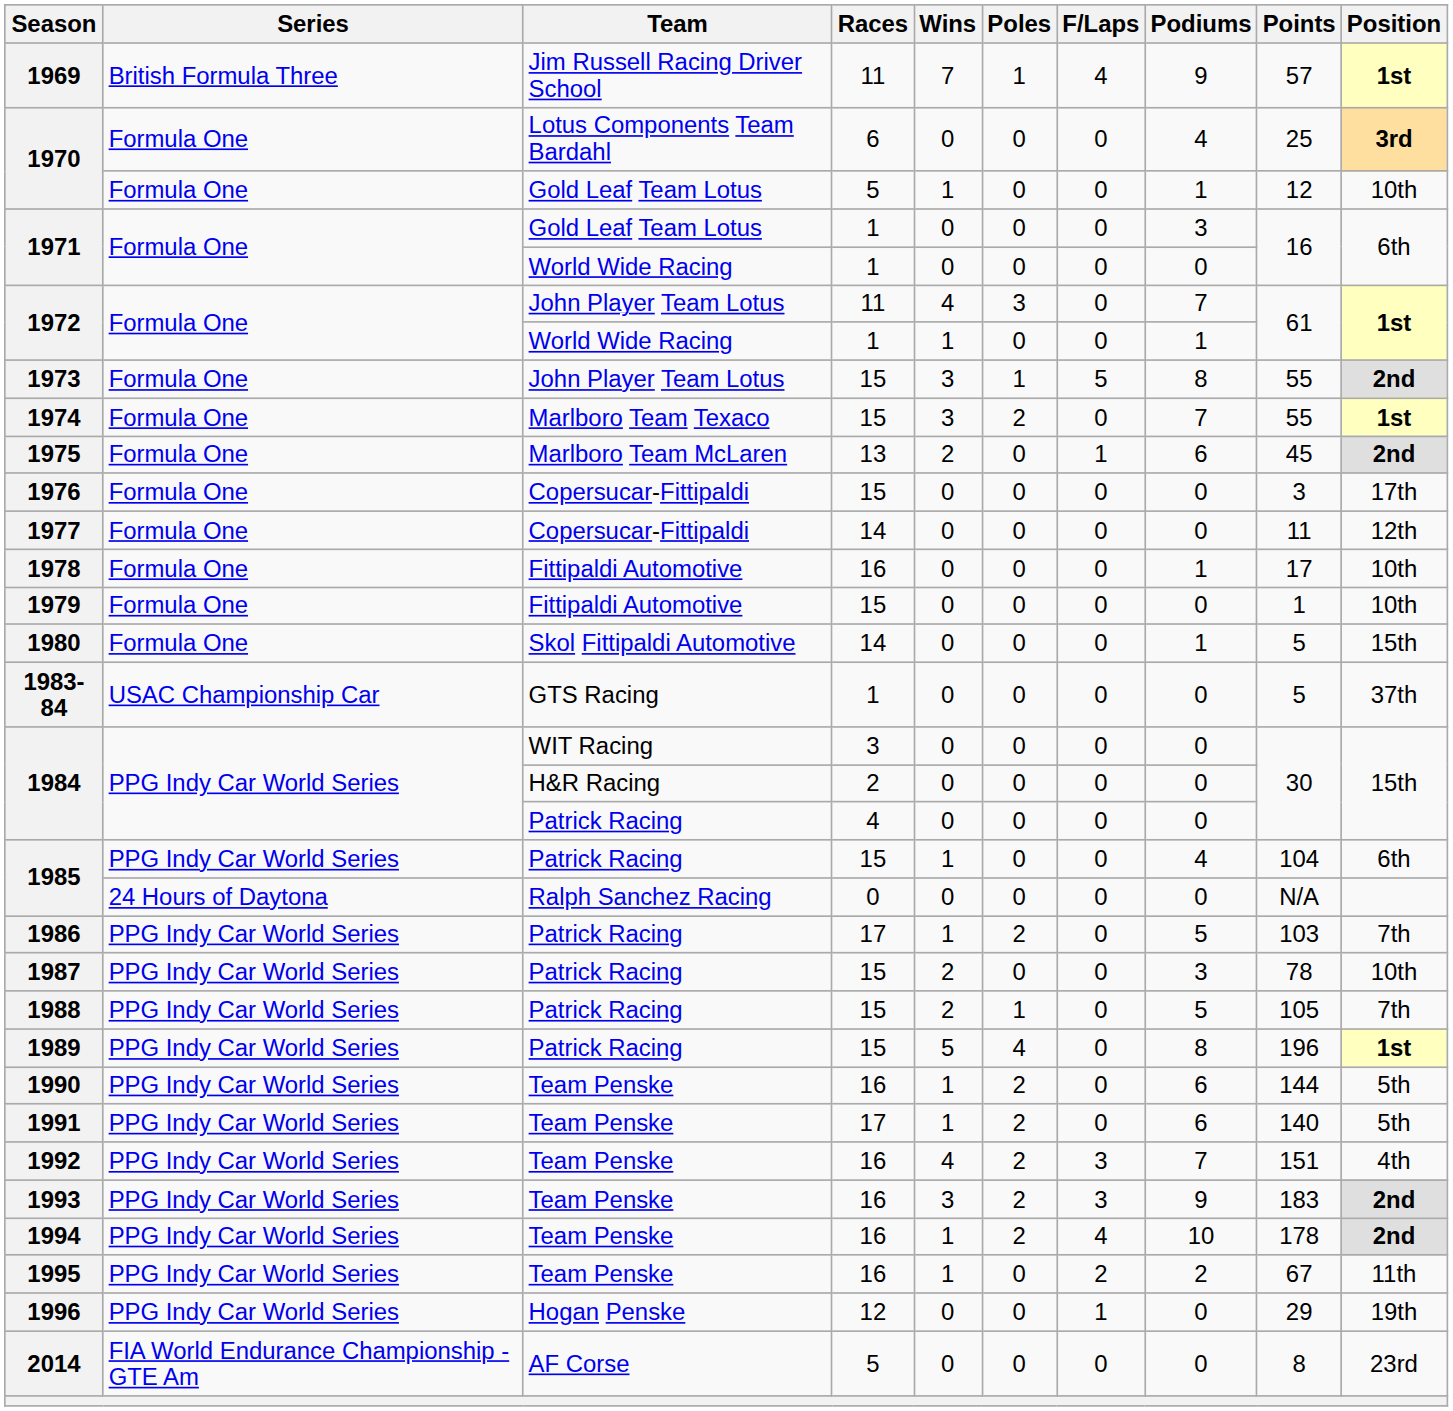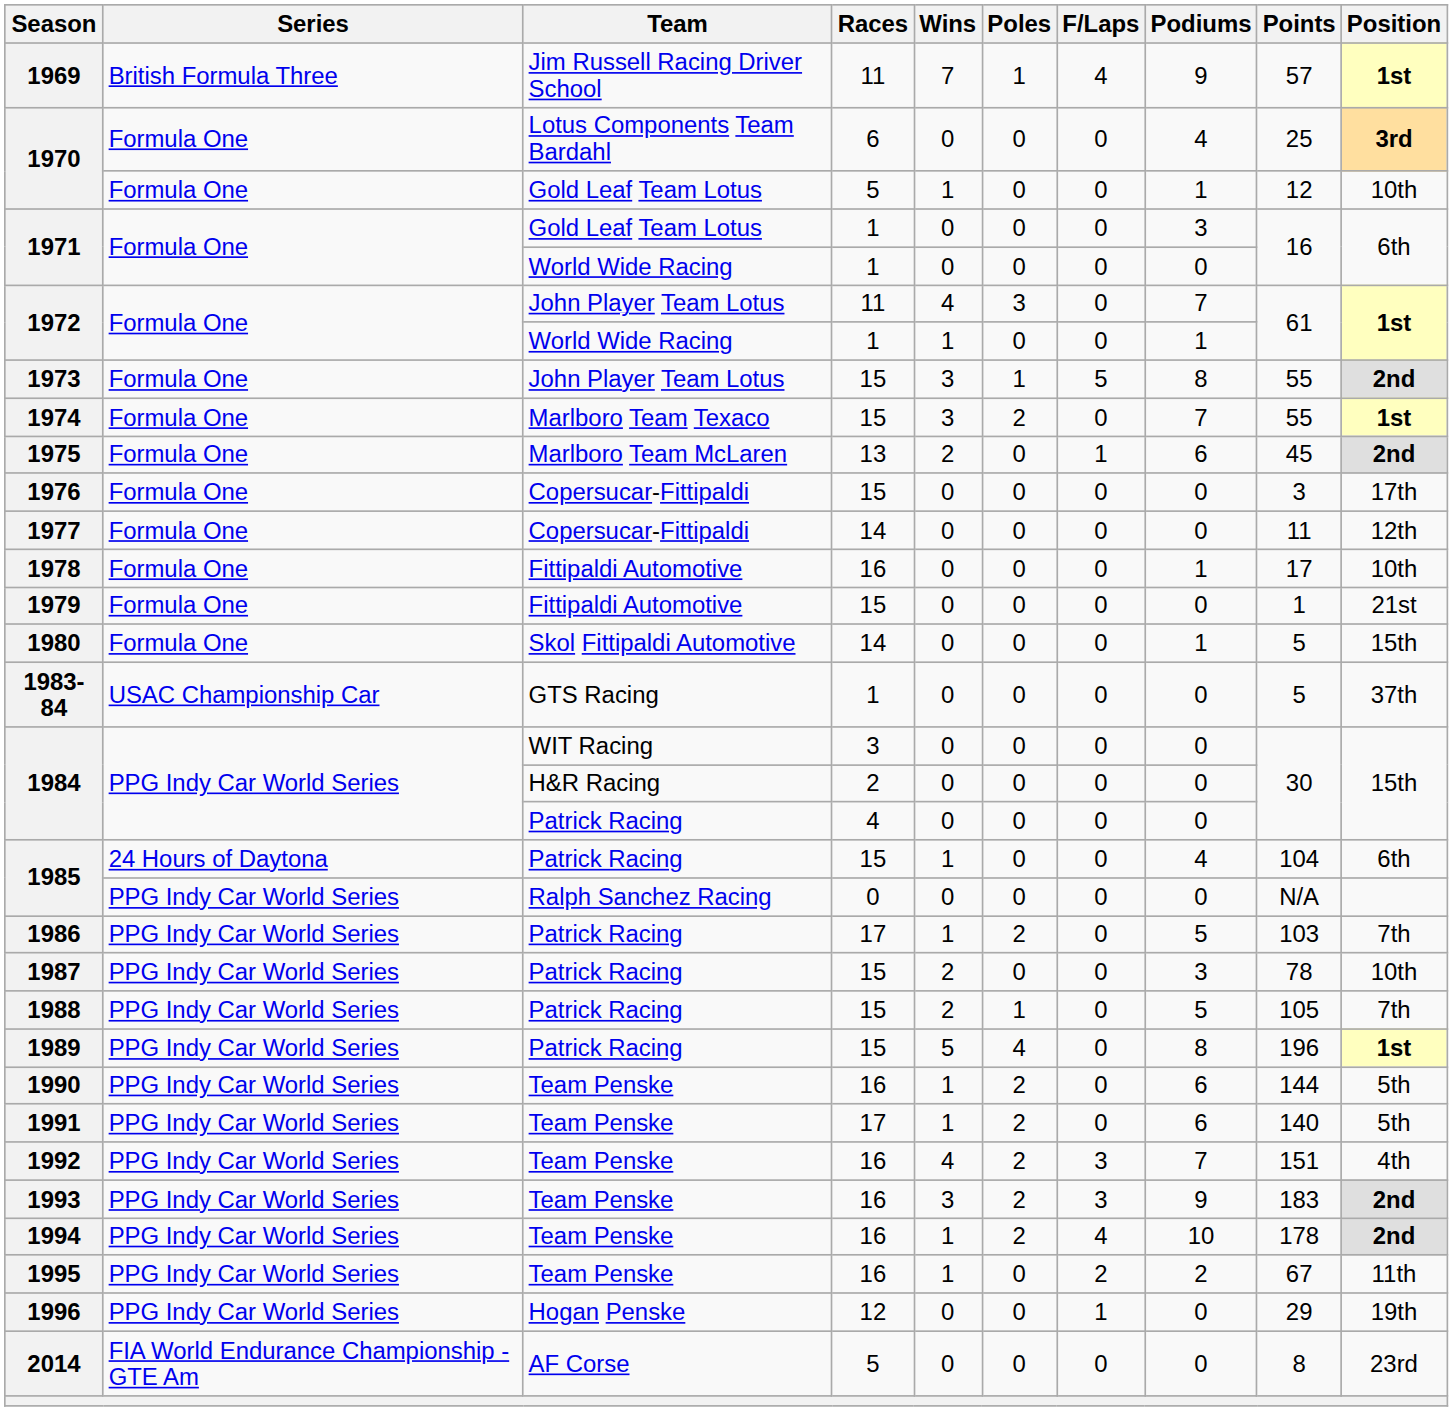(1394, 606) 10th -> (1394, 606) 21st
(254, 859) PPG Indy Car World Series -> (218, 859) 24 Hours of Daytona
(218, 897) 24 Hours of Daytona -> (254, 897) PPG Indy Car World Series
